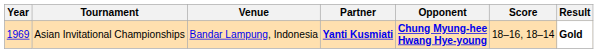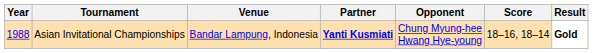(18, 35) 1969 -> (18, 35) 1988
(443, 35) bold -> (440, 35) normal
